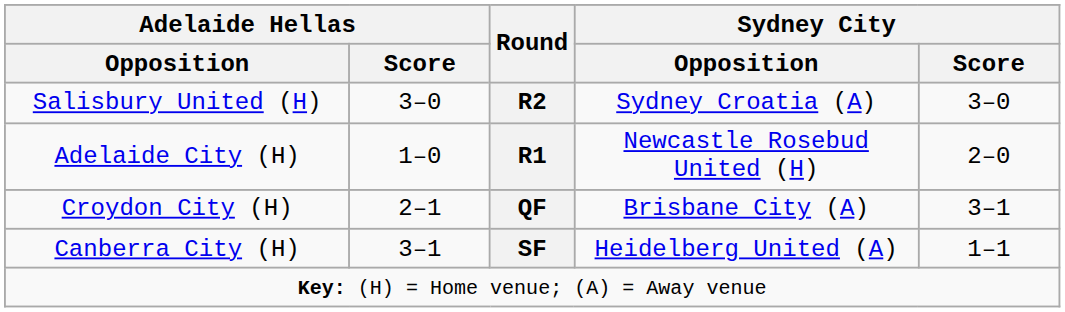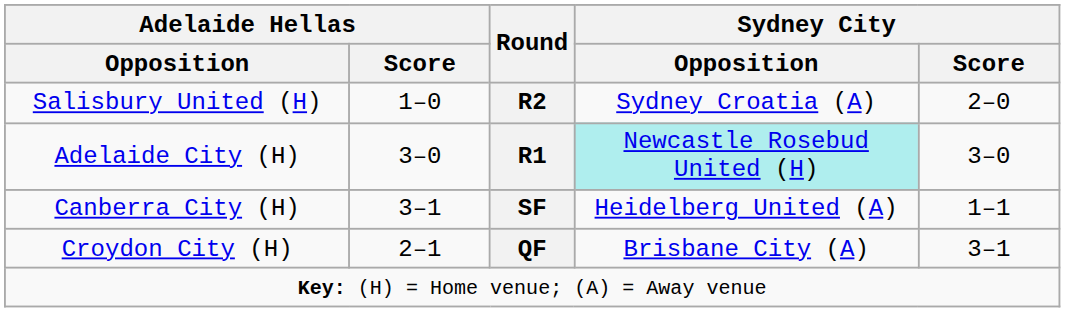(420, 103) 3–0 -> (420, 103) 1–0
(989, 103) 3–0 -> (989, 103) 2–0
(420, 156) 1–0 -> (420, 156) 3–0
(746, 156) no background -> (746, 156) paleturquoise background
(989, 156) 2–0 -> (989, 156) 3–0
rows swapped: (177, 209) <-> (177, 248)
